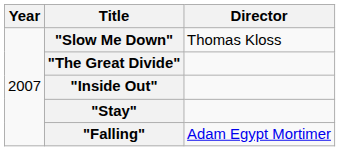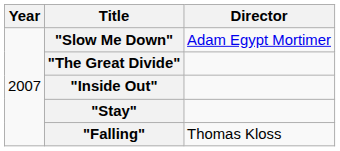(234, 39) Thomas Kloss -> (259, 39) Adam Egypt Mortimer
(259, 134) Adam Egypt Mortimer -> (234, 134) Thomas Kloss
